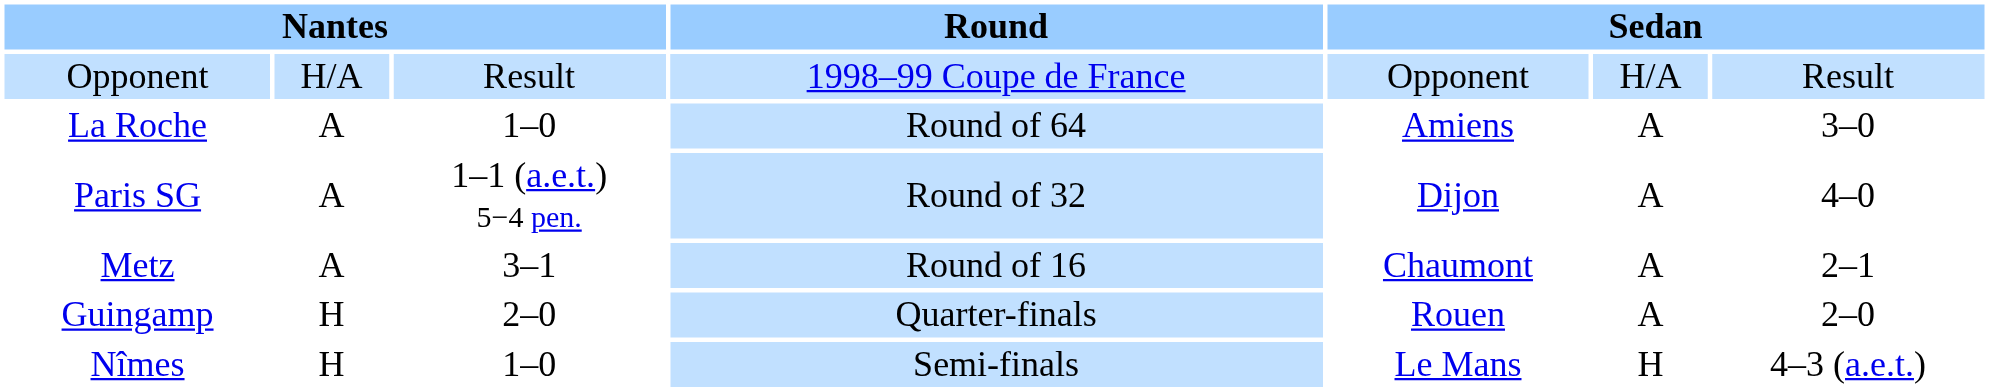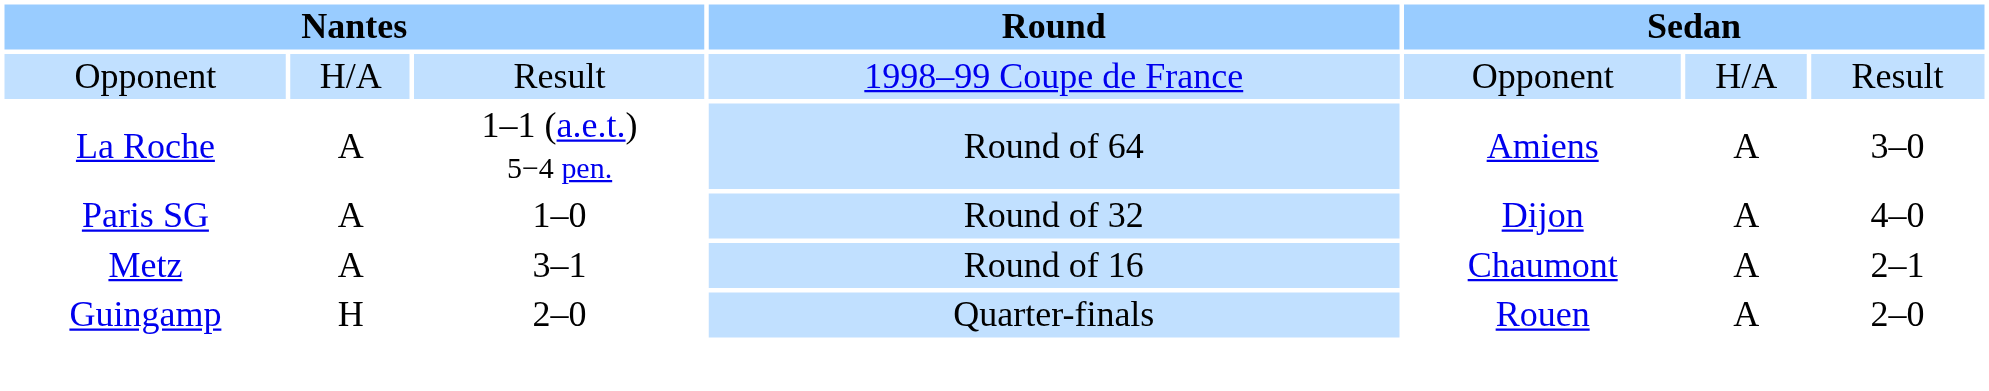(529, 125) 1–0 -> (560, 145) 1–1 (a.e.t.) 5−4 pen.
(529, 195) 1–1 (a.e.t.) 5−4 pen. -> (560, 215) 1–0
- row: (138, 363)
